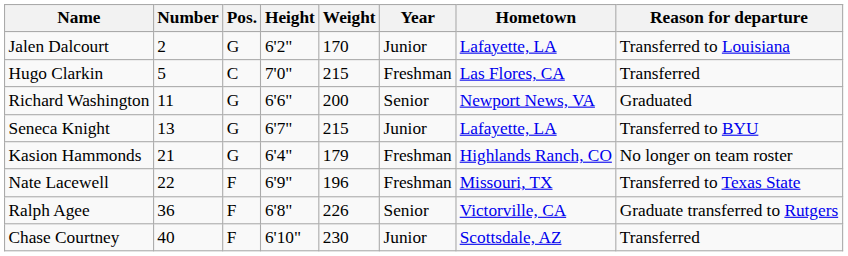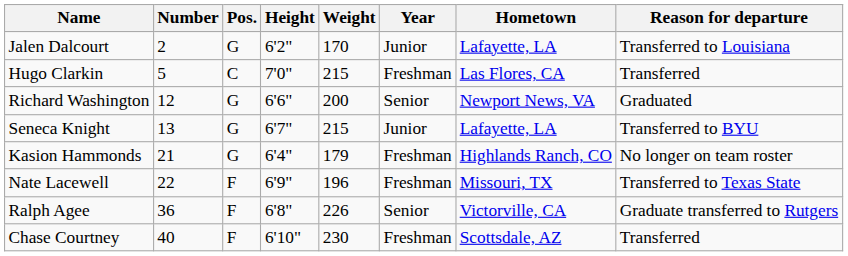(166, 100) 11 -> (166, 100) 12
(405, 237) Junior -> (418, 237) Freshman
